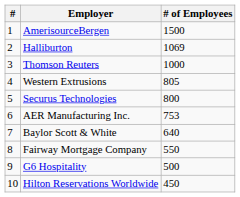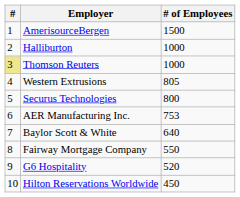(174, 47) 1069 -> (174, 47) 1000
(10, 64) no background -> (10, 64) khaki background
(171, 166) 500 -> (171, 166) 520
